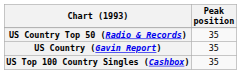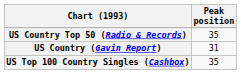(214, 49) 35 -> (214, 49) 31
